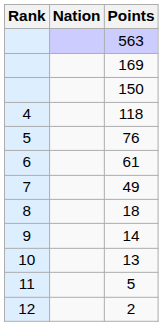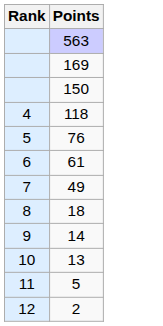- column: (77, 16)
